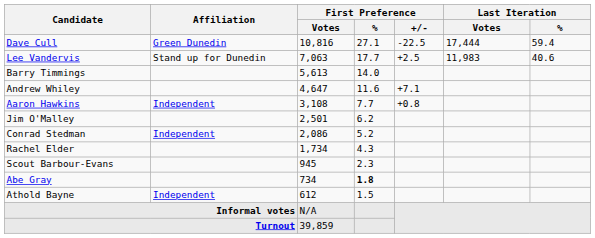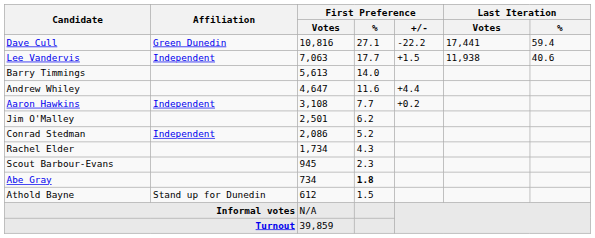(411, 42) -22.5 -> (411, 42) -22.2
(463, 42) 17,444 -> (463, 42) 17,441
(209, 58) Stand up for Dunedin -> (184, 58) Independent
(408, 58) +2.5 -> (408, 58) +1.5
(463, 58) 11,983 -> (463, 58) 11,938
(408, 88) +7.1 -> (408, 88) +4.4
(408, 104) +0.8 -> (408, 104) +0.2
(184, 195) Independent -> (209, 195) Stand up for Dunedin
